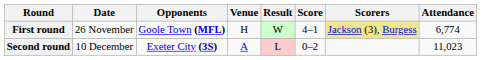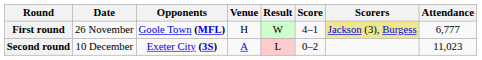(448, 30) 6,774 -> (448, 30) 6,777
